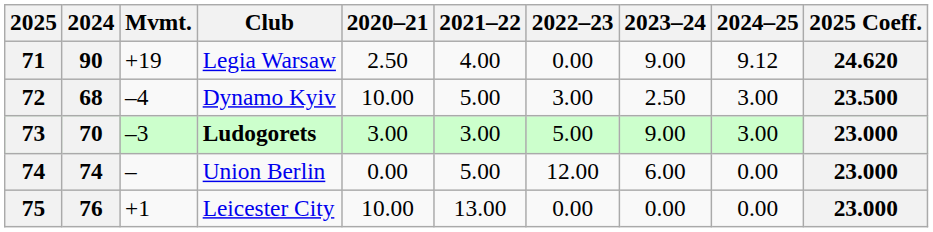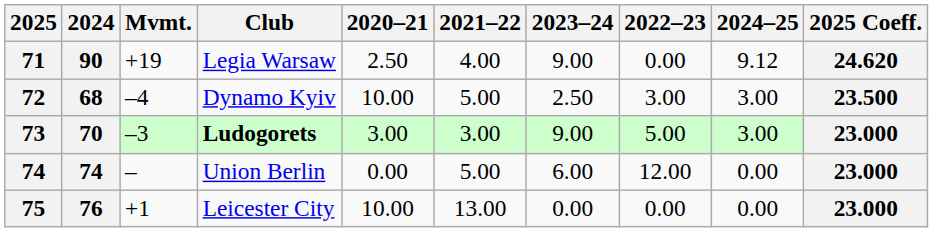columns swapped: (573, 23) <-> (665, 23)
